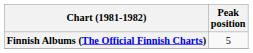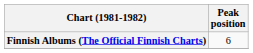(228, 40) 5 -> (228, 40) 6
